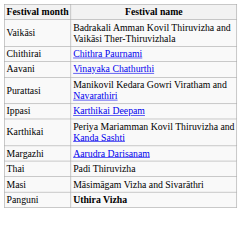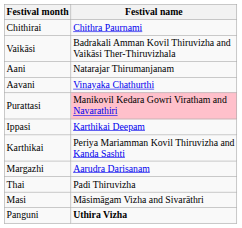rows swapped: (24, 54) <-> (21, 33)
+ row: (16, 69)
(150, 90) no background -> (150, 106) pink background
